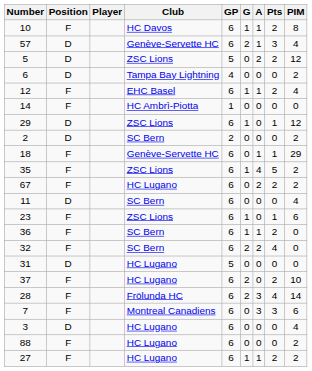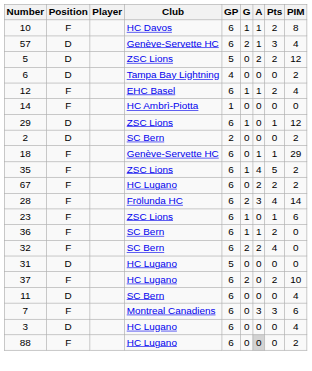rows swapped: (25, 295) <-> (25, 201)
(259, 342) no background -> (259, 342) lightgrey background
- row: (25, 358)
